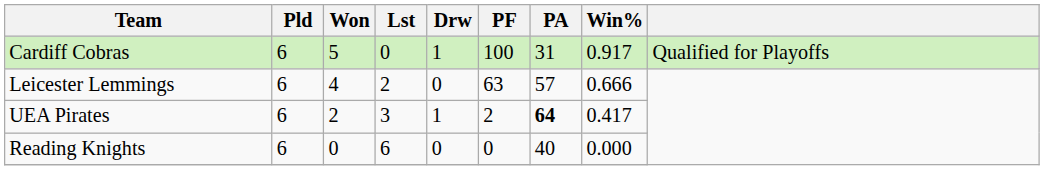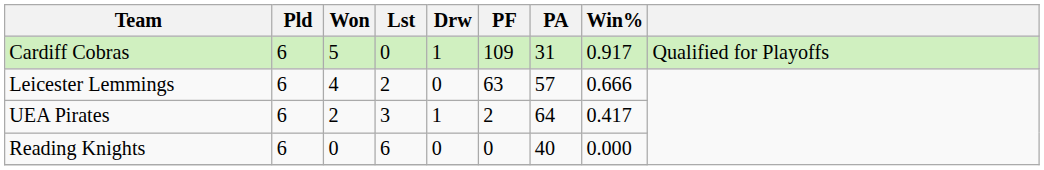(498, 52) 100 -> (498, 52) 109
(545, 116) bold -> (545, 116) normal
